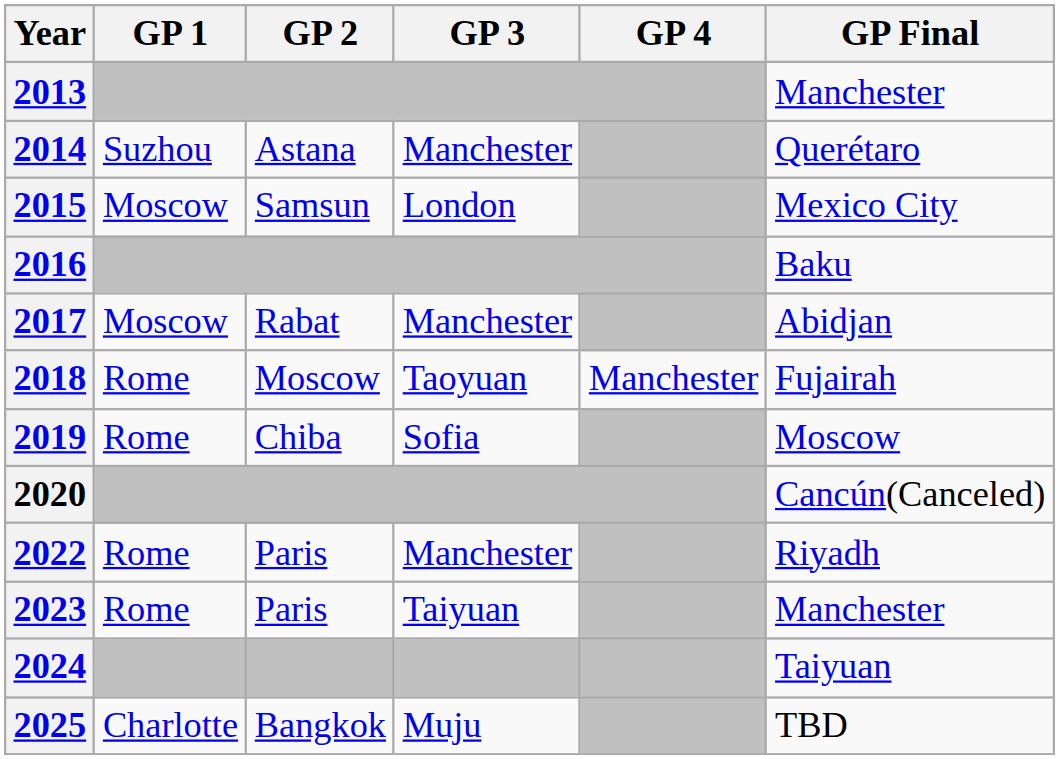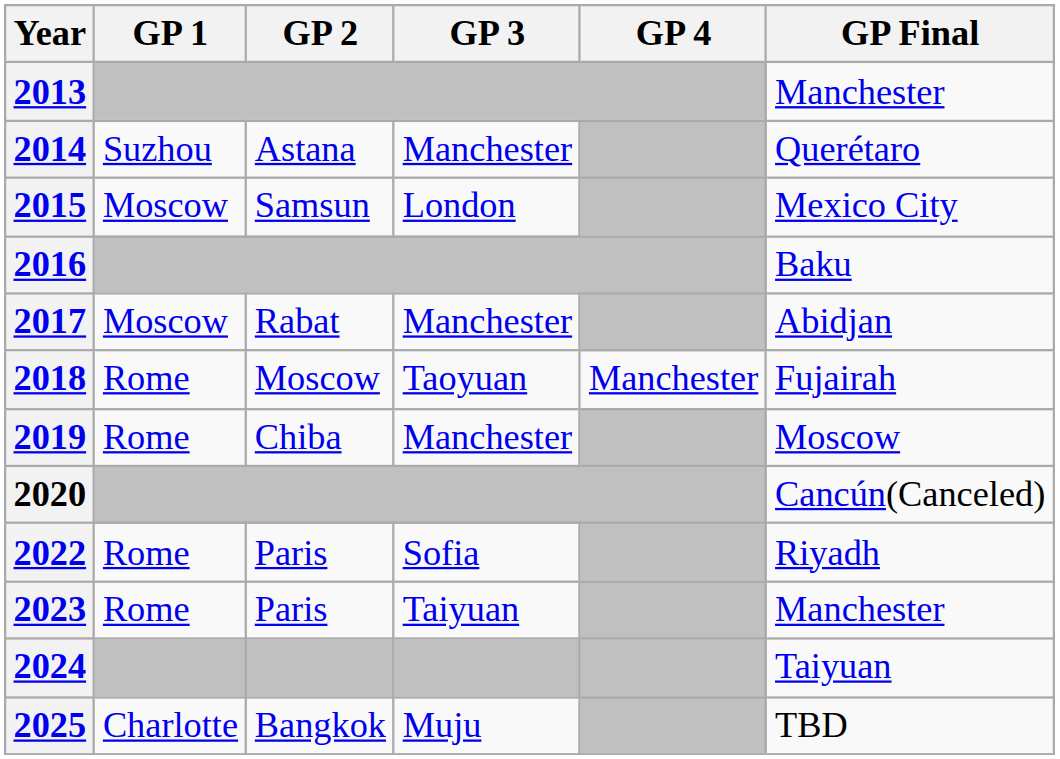(441, 436) Sofia -> (487, 436) Manchester
(487, 551) Manchester -> (441, 551) Sofia
